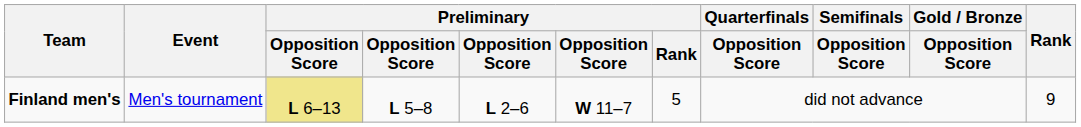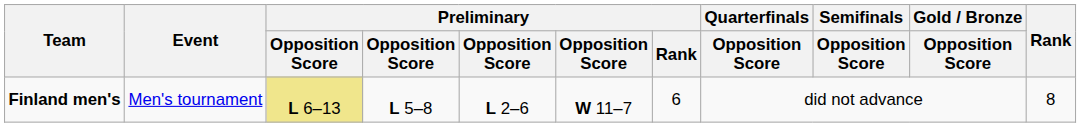(676, 99) 5 -> (676, 99) 6
(1051, 99) 9 -> (1051, 99) 8
